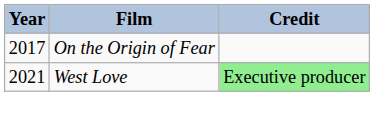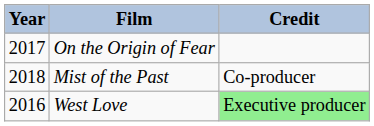+ row: (111, 76)
(27, 76) 2021 -> (27, 105) 2016
